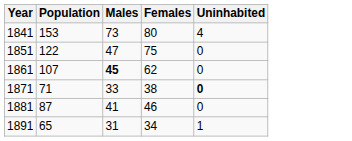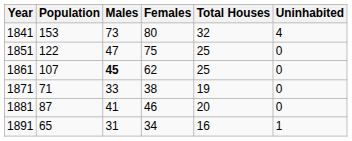+ column: (233, 13)
(200, 88) bold -> (279, 88) normal
